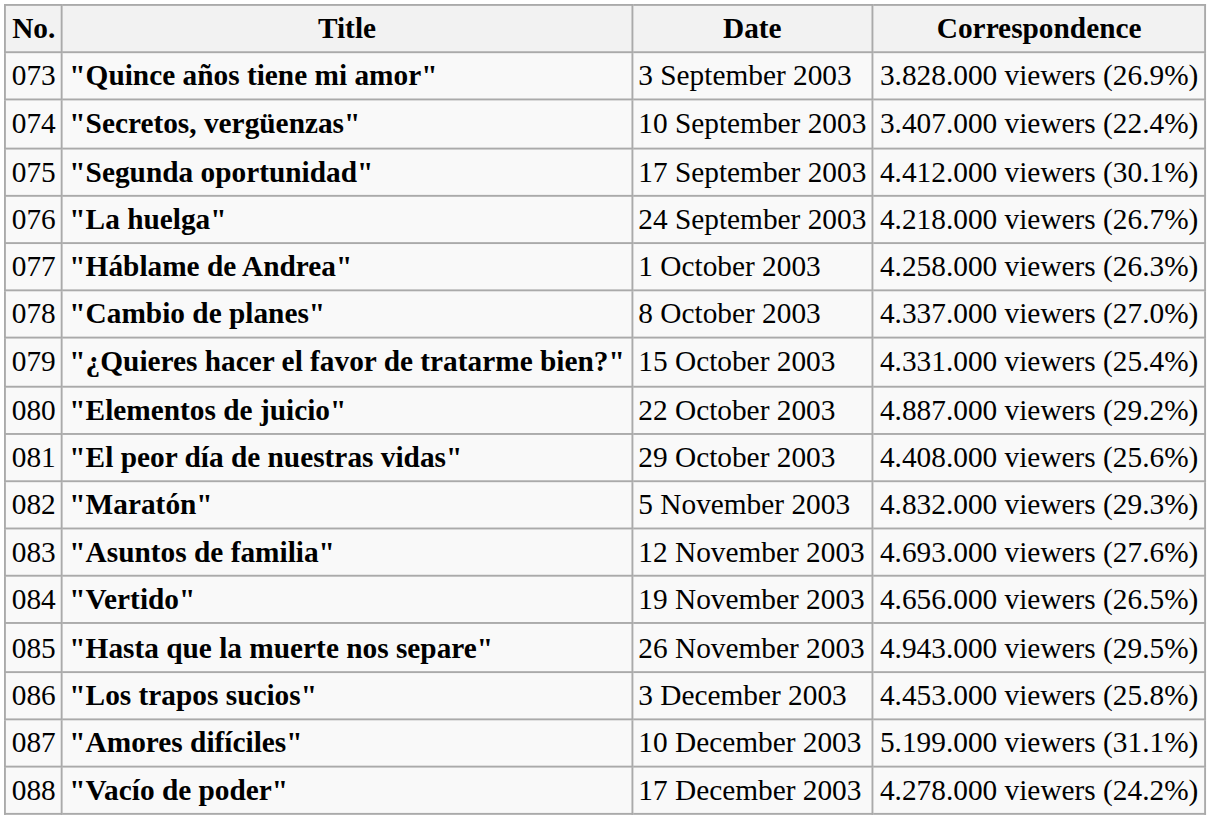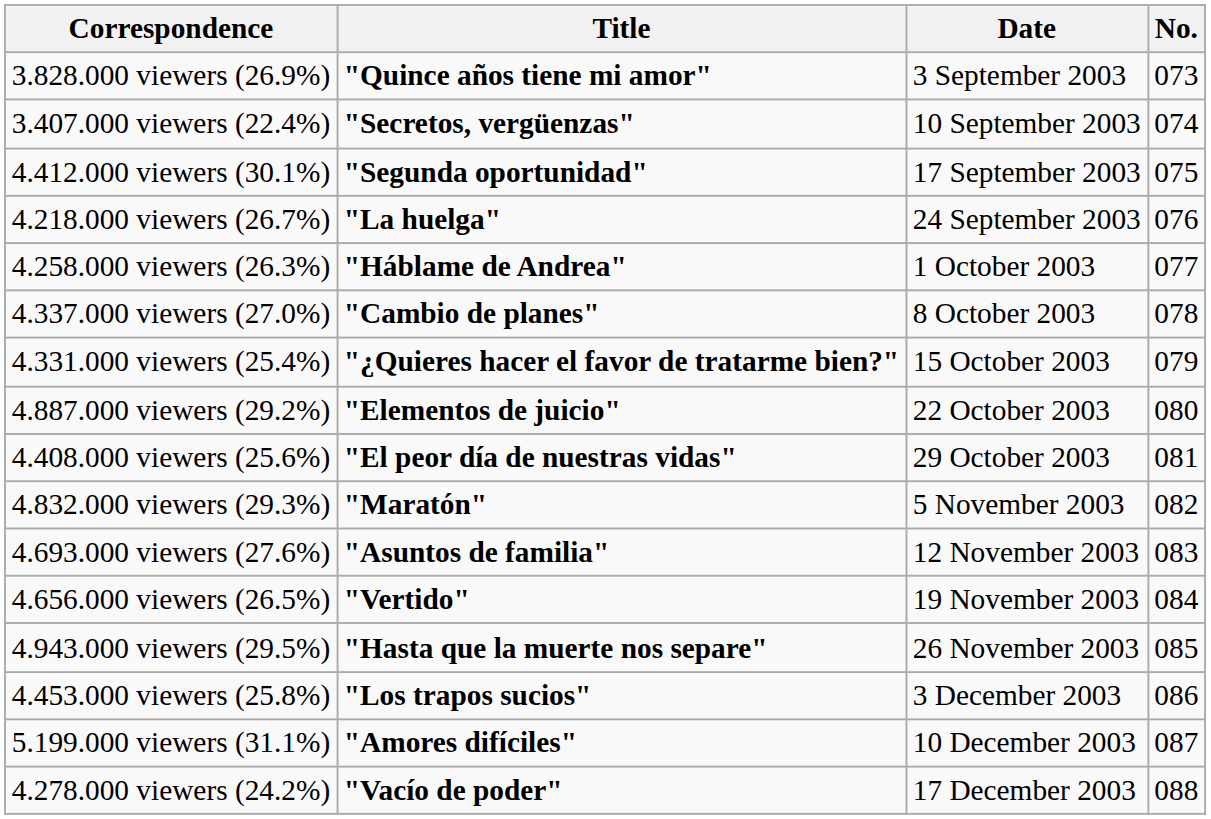columns swapped: (34, 27) <-> (1039, 27)
